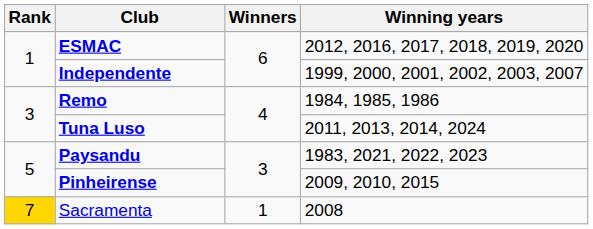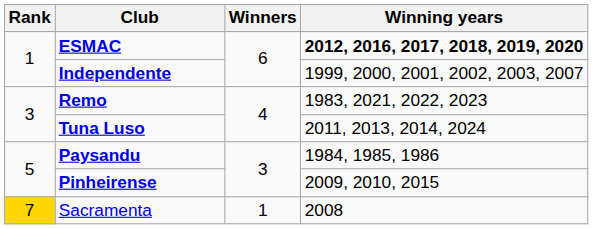(444, 45) normal -> (444, 45) bold
(372, 100) 1984, 1985, 1986 -> (396, 100) 1983, 2021, 2022, 2023
(396, 155) 1983, 2021, 2022, 2023 -> (372, 155) 1984, 1985, 1986
